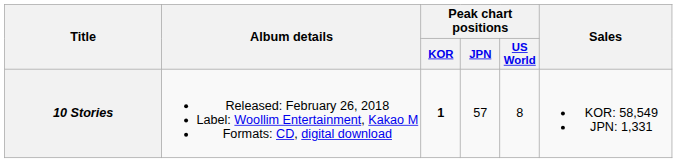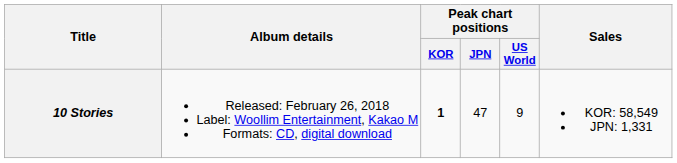(480, 113) 57 -> (480, 113) 47
(520, 113) 8 -> (520, 113) 9
